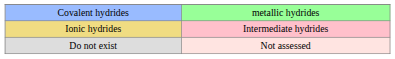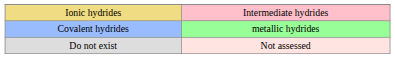rows swapped: (93, 12) <-> (93, 29)
